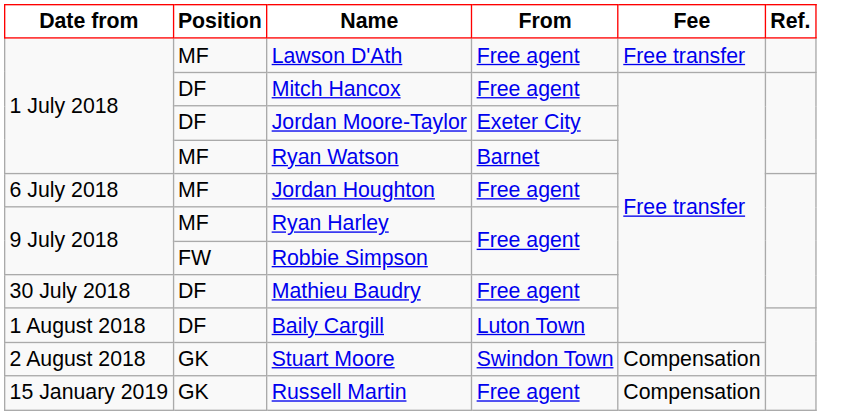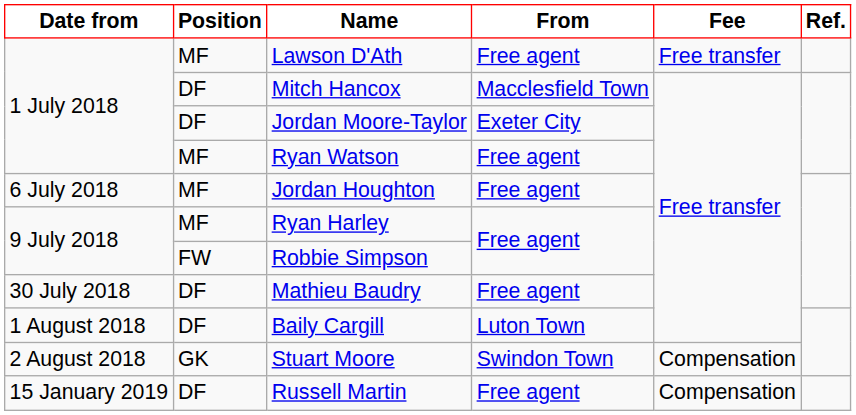(528, 88) Free agent -> (563, 88) Macclesfield Town
(508, 156) Barnet -> (528, 156) Free agent
(193, 392) GK -> (192, 392) DF
